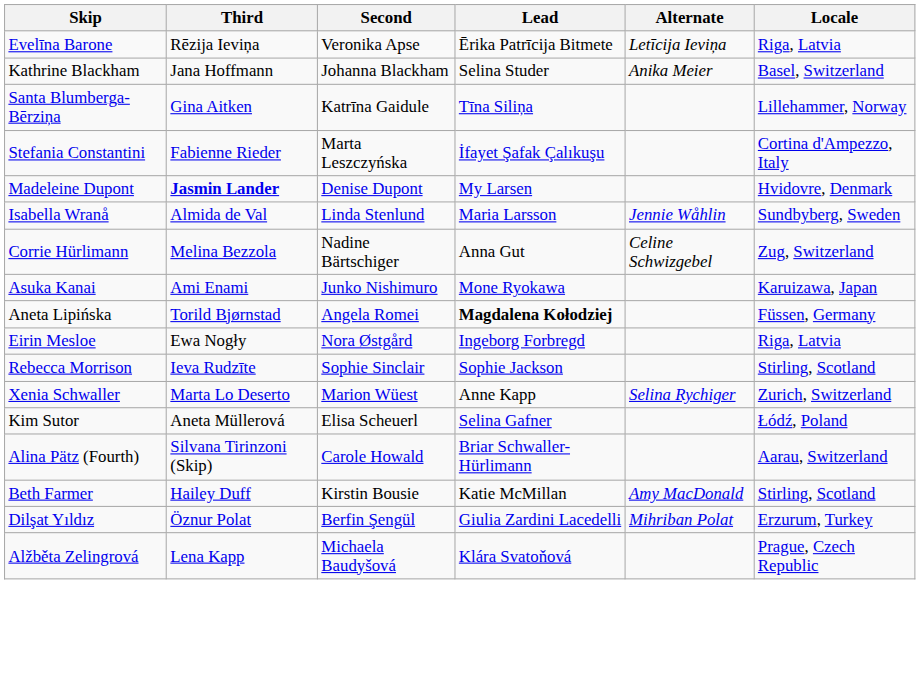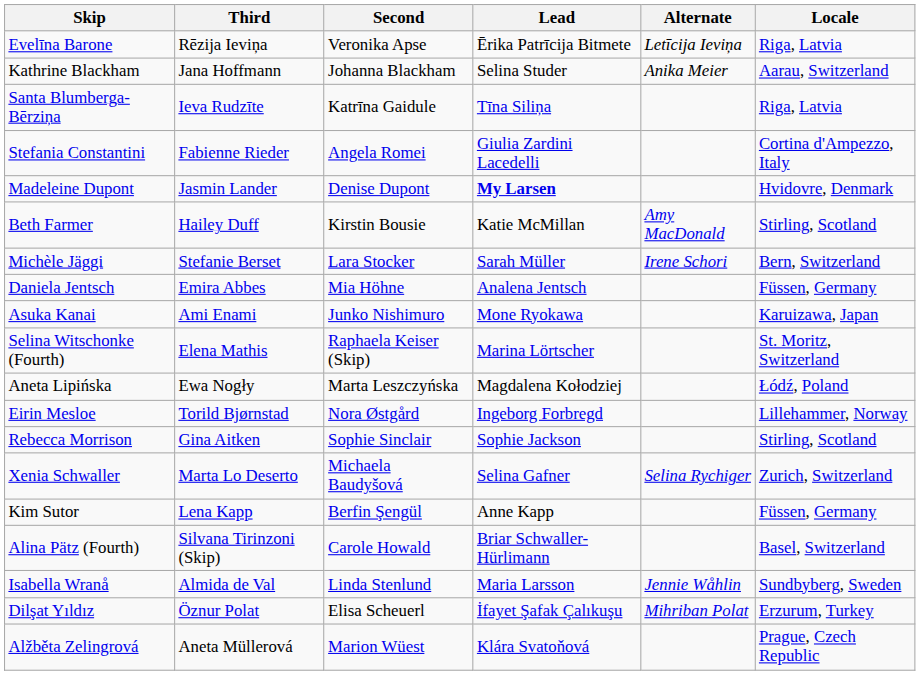(821, 71) Basel, Switzerland -> (824, 71) Aarau, Switzerland
(211, 107) Gina Aitken -> (221, 107) Ieva Rudzīte
(832, 107) Lillehammer, Norway -> (800, 107) Riga, Latvia
(364, 152) Marta Leszczyńska -> (377, 152) Angela Romei
(532, 152) İfayet Şafak Çalıkuşu -> (525, 152) Giulia Zardini Lacedelli
(225, 188) bold -> (228, 188) normal
(495, 188) normal -> (516, 188) bold
rows swapped: (51, 493) <-> (59, 215)
- row: (68, 251)
+ row: (56, 261)
+ row: (61, 287)
+ row: (71, 350)
(226, 314) Torild Bjørnstad -> (216, 386) Ewa Nogły
(370, 314) Angela Romei -> (393, 386) Marta Leszczyńska
(536, 314) bold -> (549, 386) normal
(817, 314) Füssen, Germany -> (804, 386) Łódź, Poland
(208, 340) Ewa Nogły -> (234, 413) Torild Bjørnstad
(799, 340) Riga, Latvia -> (833, 413) Lillehammer, Norway
(213, 367) Ieva Rudzīte -> (219, 439) Gina Aitken
(369, 394) Marion Wüest -> (365, 475) Michaela Baudyšová
(497, 394) Anne Kapp -> (523, 475) Selina Gafner
(228, 420) Aneta Müllerová -> (215, 511) Lena Kapp
(370, 420) Elisa Scheuerl -> (375, 511) Berfin Şengül
(505, 420) Selina Gafner -> (515, 511) Anne Kapp
(803, 420) Łódź, Poland -> (818, 511) Füssen, Germany
(823, 456) Aarau, Switzerland -> (822, 548) Basel, Switzerland
(368, 519) Berfin Şengül -> (376, 610) Elisa Scheuerl
(540, 519) Giulia Zardini Lacedelli -> (550, 610) İfayet Şafak Çalıkuşu
(207, 555) Lena Kapp -> (236, 646) Aneta Müllerová
(359, 555) Michaela Baudyšová -> (376, 646) Marion Wüest
